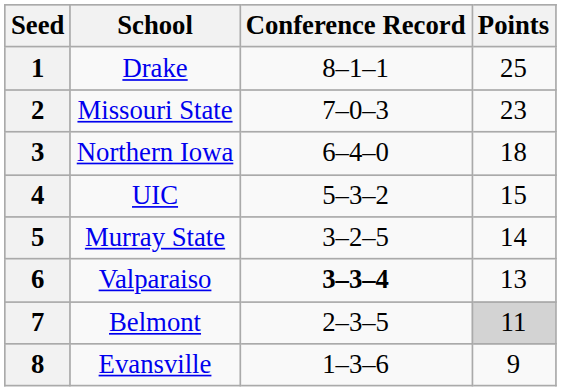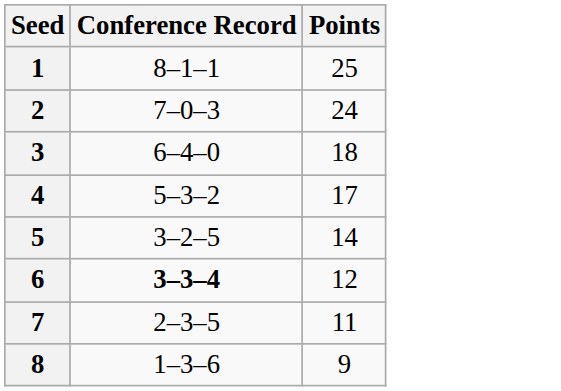- column: (155, 25)
(513, 110) 23 -> (345, 110) 24
(513, 195) 15 -> (345, 195) 17
(513, 279) 13 -> (345, 279) 12
(513, 322) lightgrey background -> (345, 322) no background
